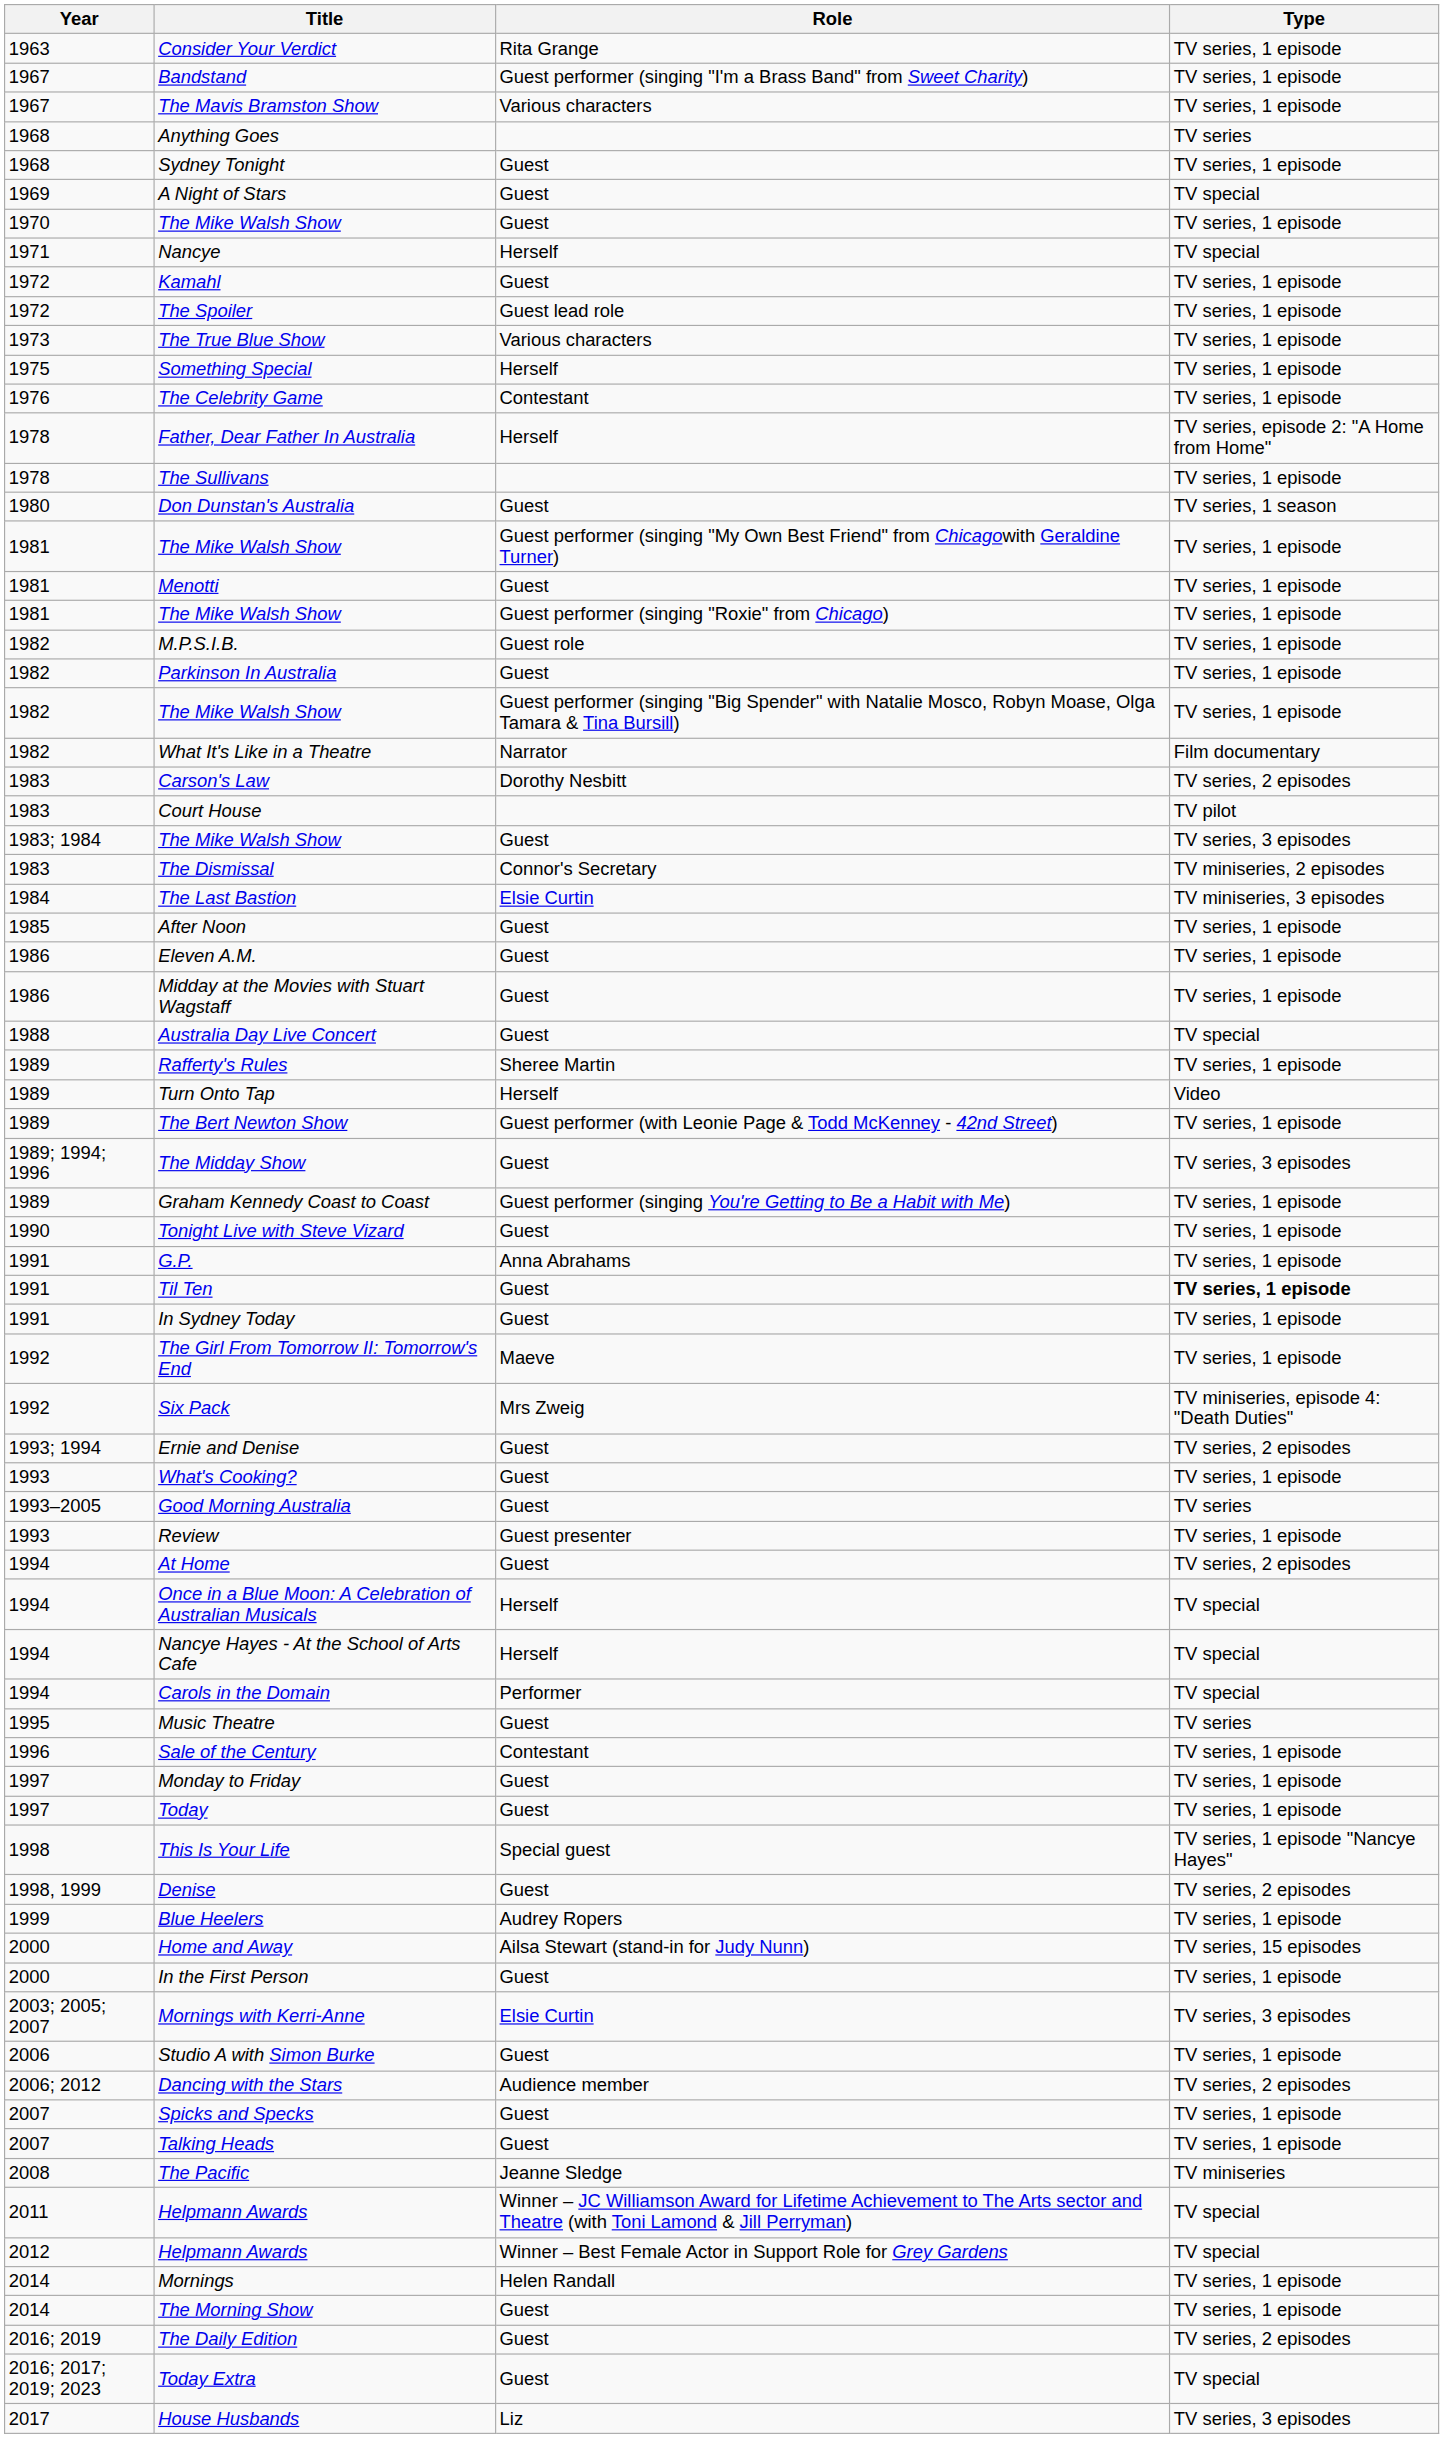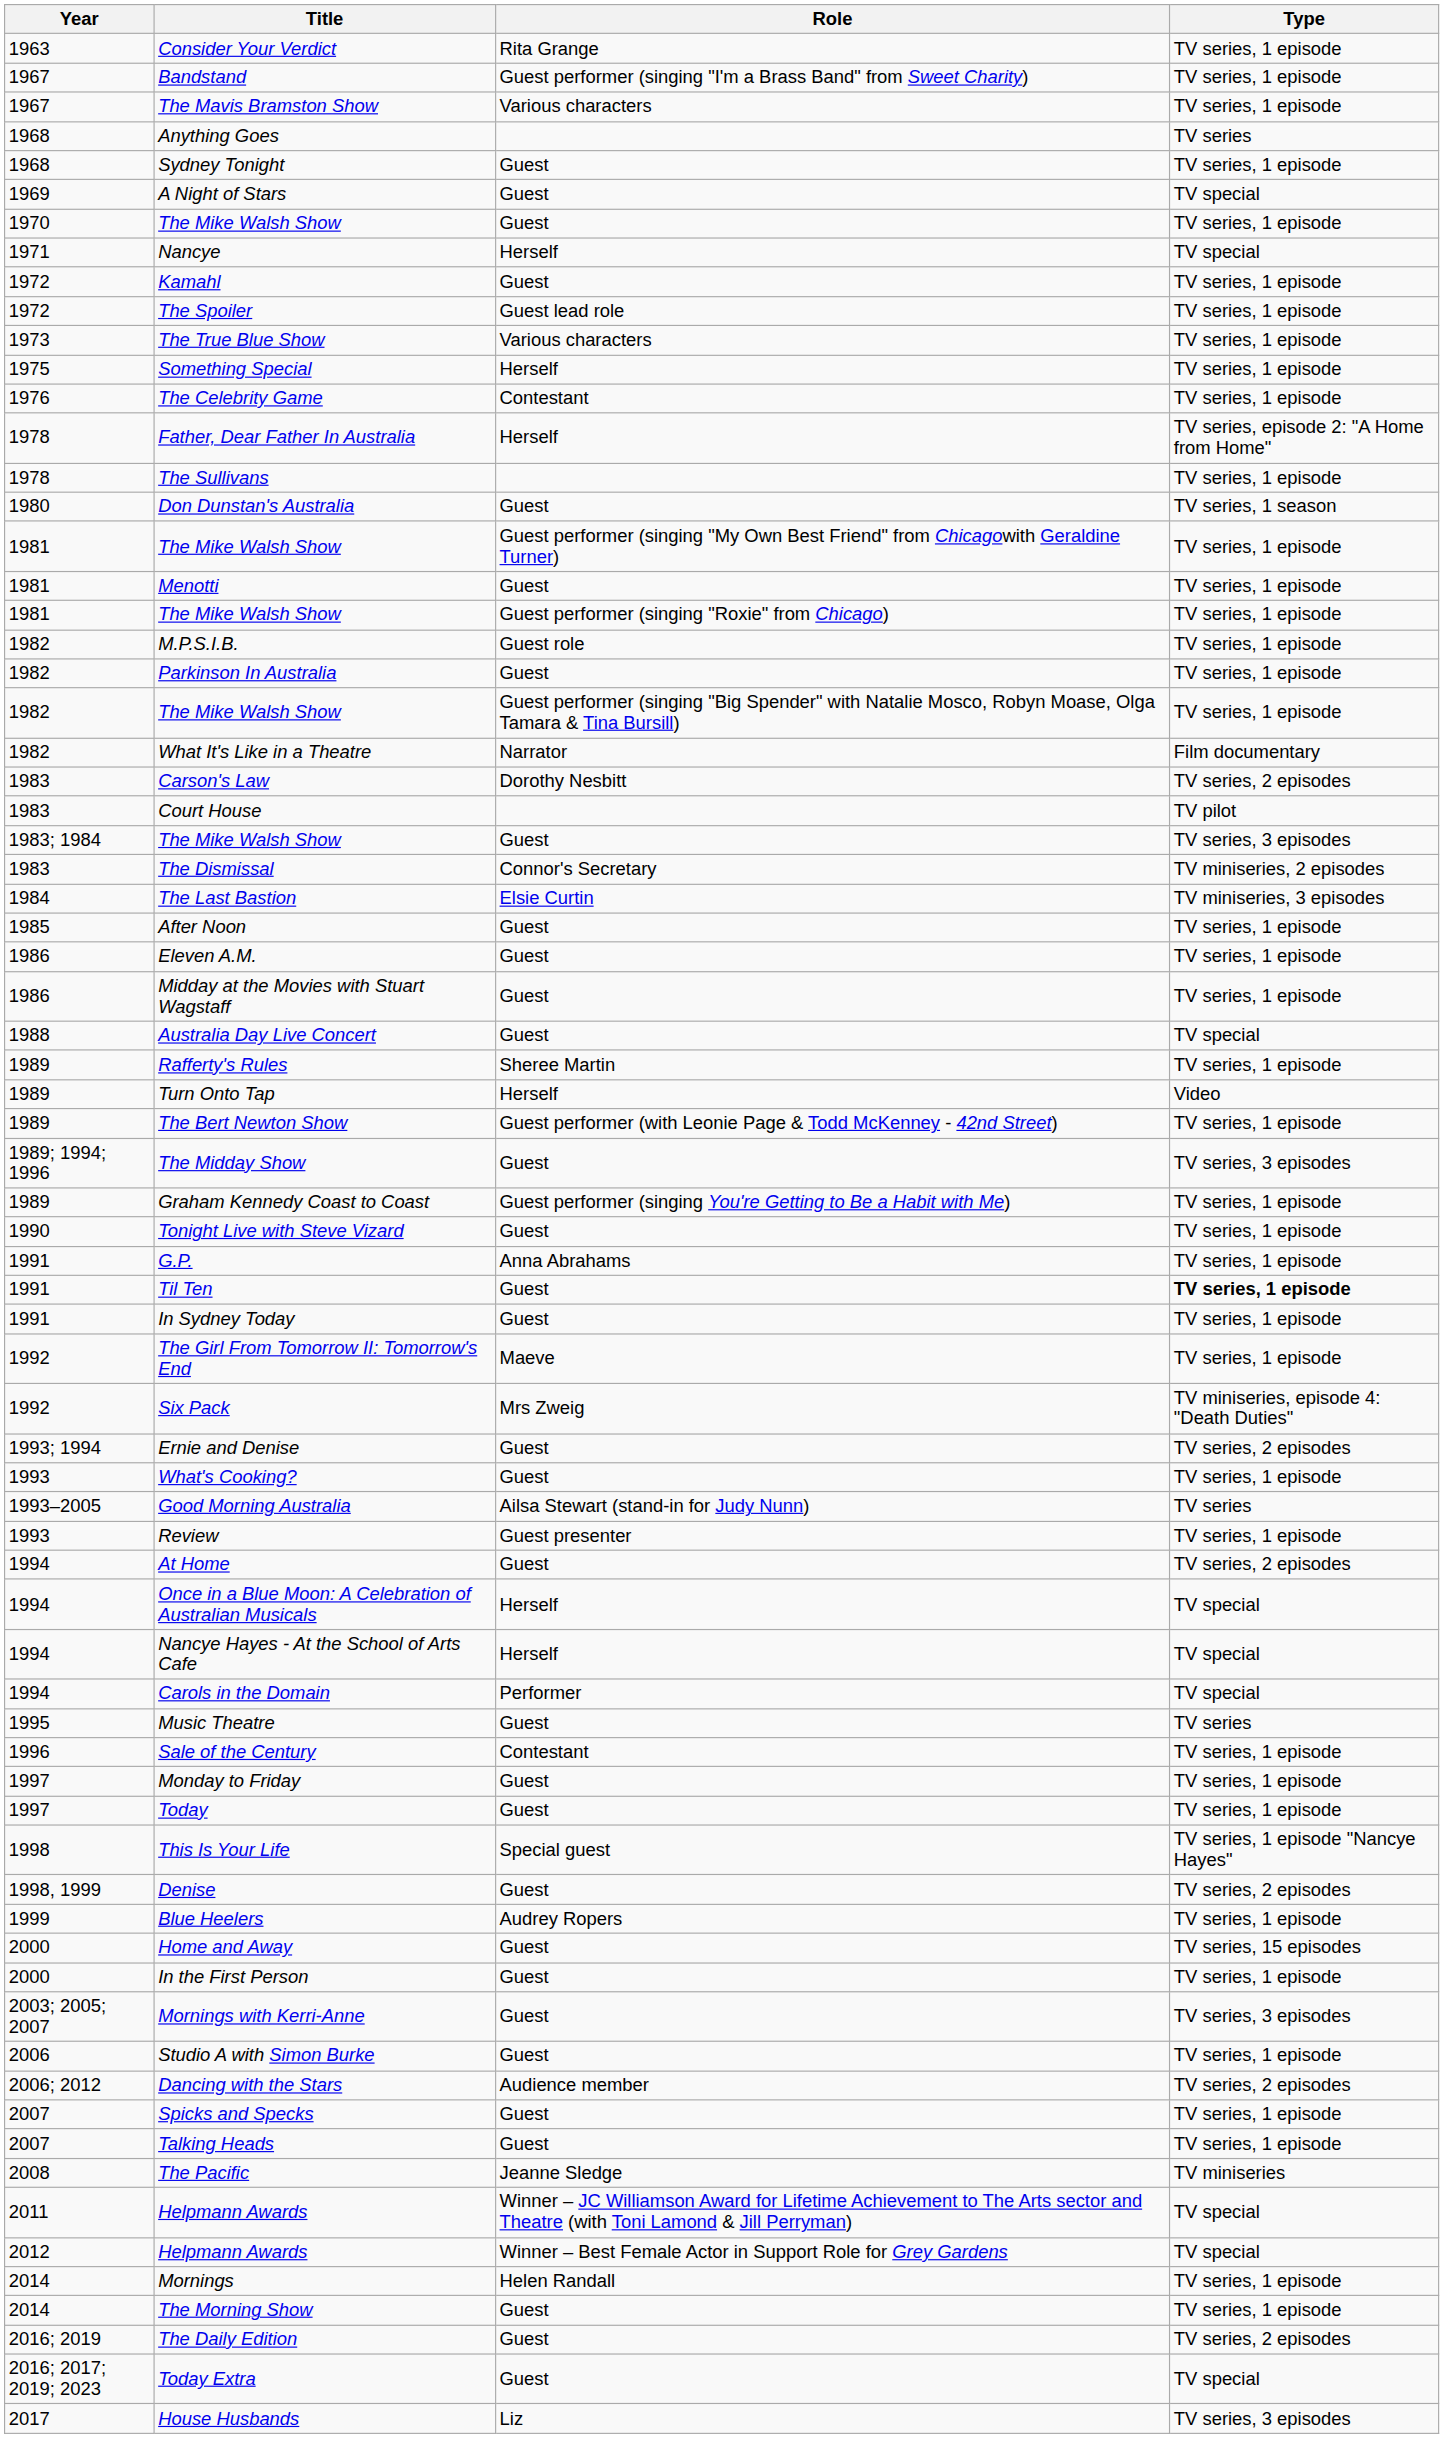(524, 1506) Guest -> (654, 1506) Ailsa Stewart (stand-in for Judy Nunn)
(654, 1947) Ailsa Stewart (stand-in for Judy Nunn) -> (524, 1947) Guest
(547, 2016) Elsie Curtin -> (524, 2016) Guest
